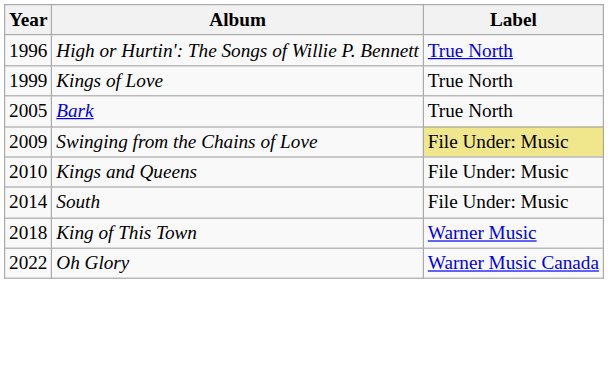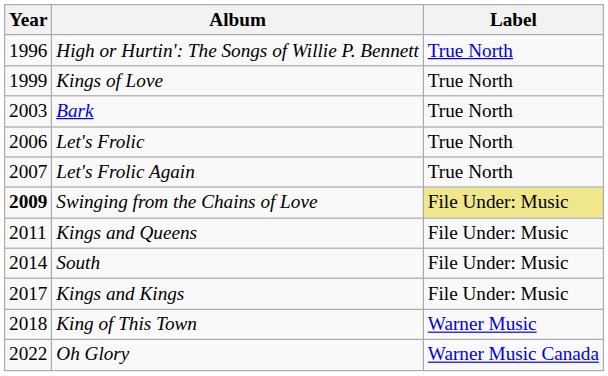(28, 111) 2005 -> (28, 111) 2003
+ row: (100, 141)
+ row: (126, 171)
(28, 141) normal -> (28, 202) bold
(28, 171) 2010 -> (28, 232) 2011
+ row: (120, 293)
